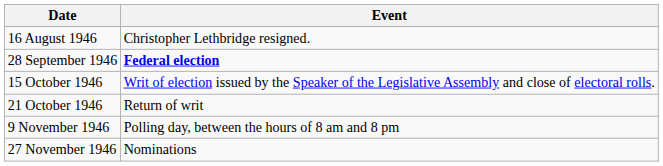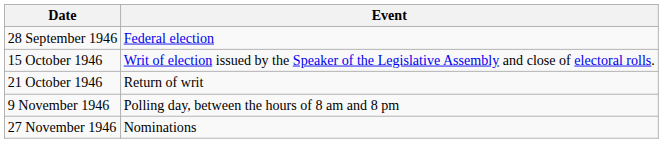- row: (52, 37)
(172, 60) bold -> (169, 37) normal
